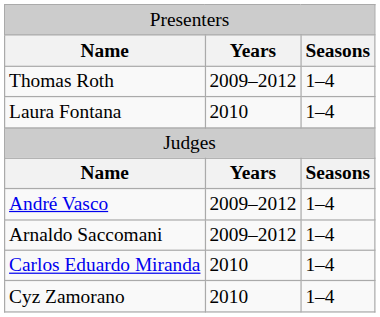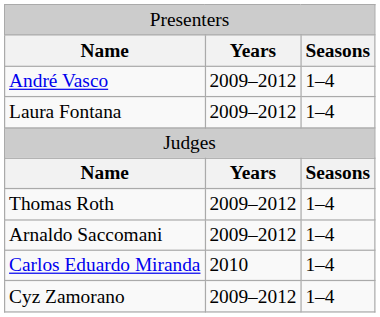rows swapped: (59, 204) <-> (62, 81)
(229, 111) 2010 -> (253, 111) 2009–2012
(229, 296) 2010 -> (253, 296) 2009–2012
